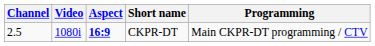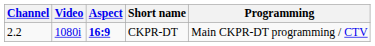(14, 32) 2.5 -> (14, 32) 2.2
